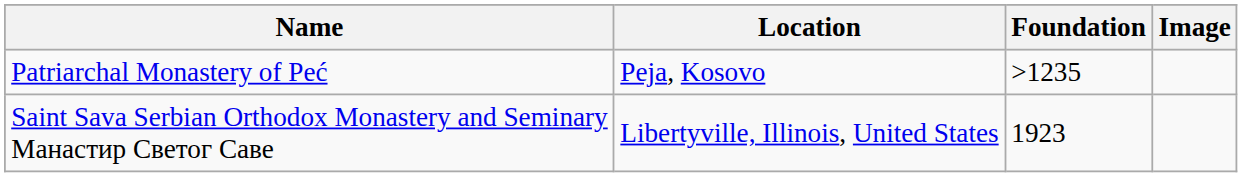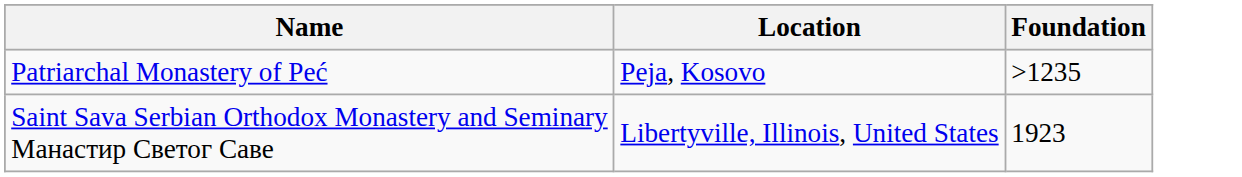- column: (1195, 27)
